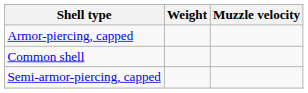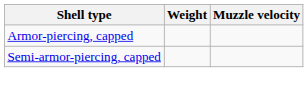- row: (46, 56)
